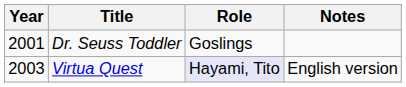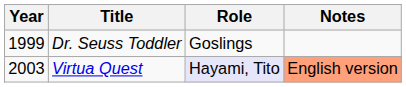(26, 43) 2001 -> (26, 43) 1999
(343, 69) no background -> (343, 69) lightsalmon background
